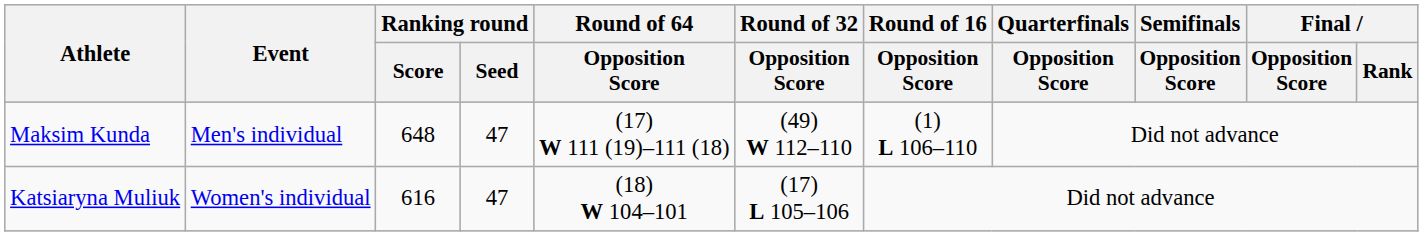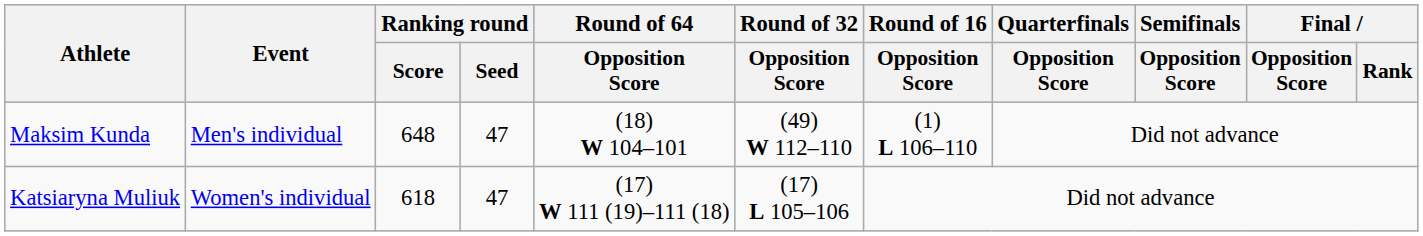(634, 134) (17) W 111 (19)–111 (18) -> (634, 134) (18) W 104–101
(418, 198) 616 -> (418, 198) 618
(634, 198) (18) W 104–101 -> (634, 198) (17) W 111 (19)–111 (18)
